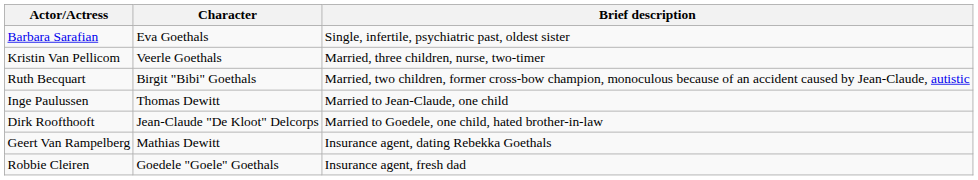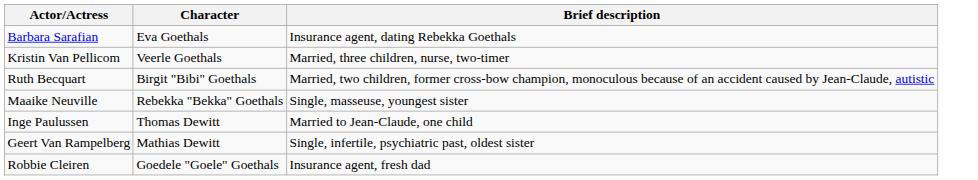(447, 36) Single, infertile, psychiatric past, oldest sister -> (403, 36) Insurance agent, dating Rebekka Goethals
+ row: (52, 100)
- row: (51, 121)
(438, 143) Insurance agent, dating Rebekka Goethals -> (412, 143) Single, infertile, psychiatric past, oldest sister
